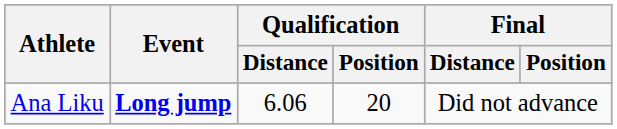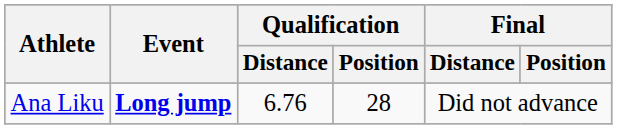(285, 103) 6.06 -> (285, 103) 6.76
(379, 103) 20 -> (379, 103) 28
